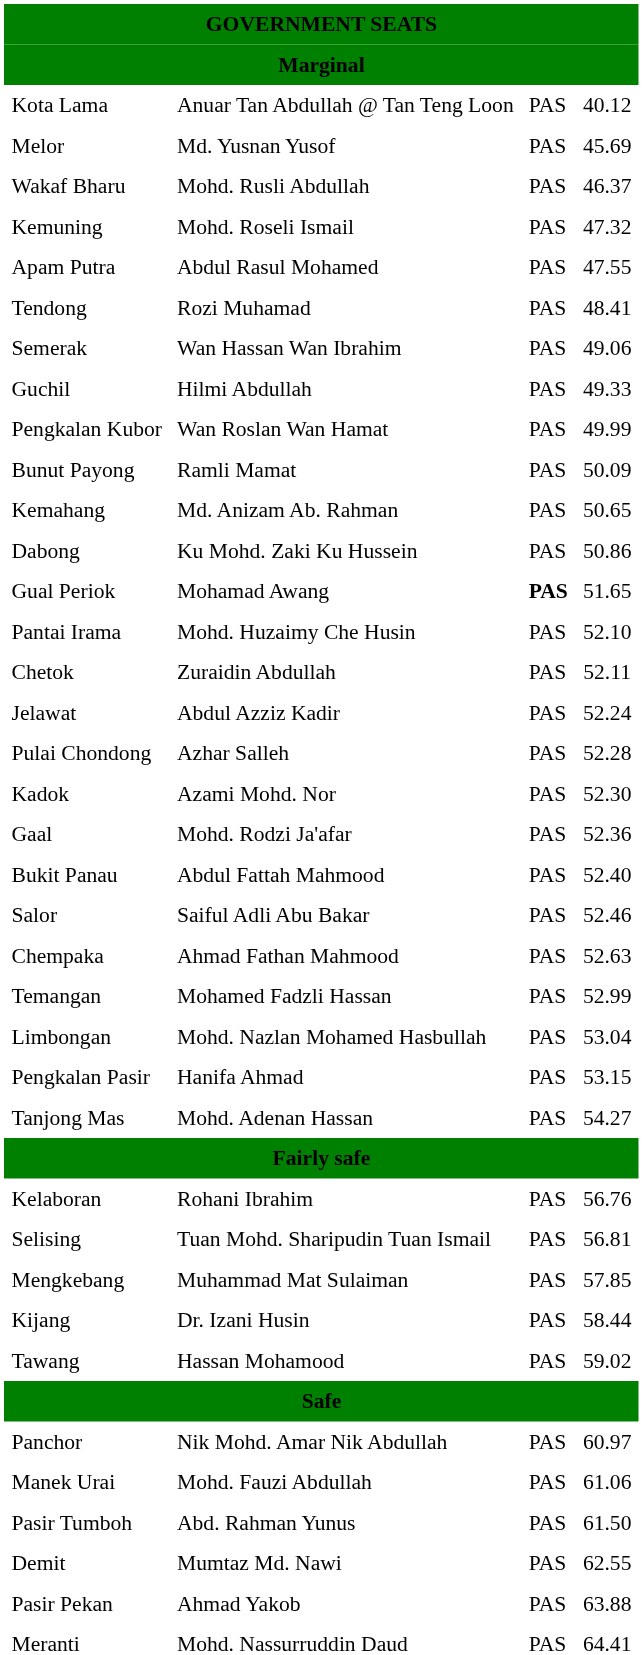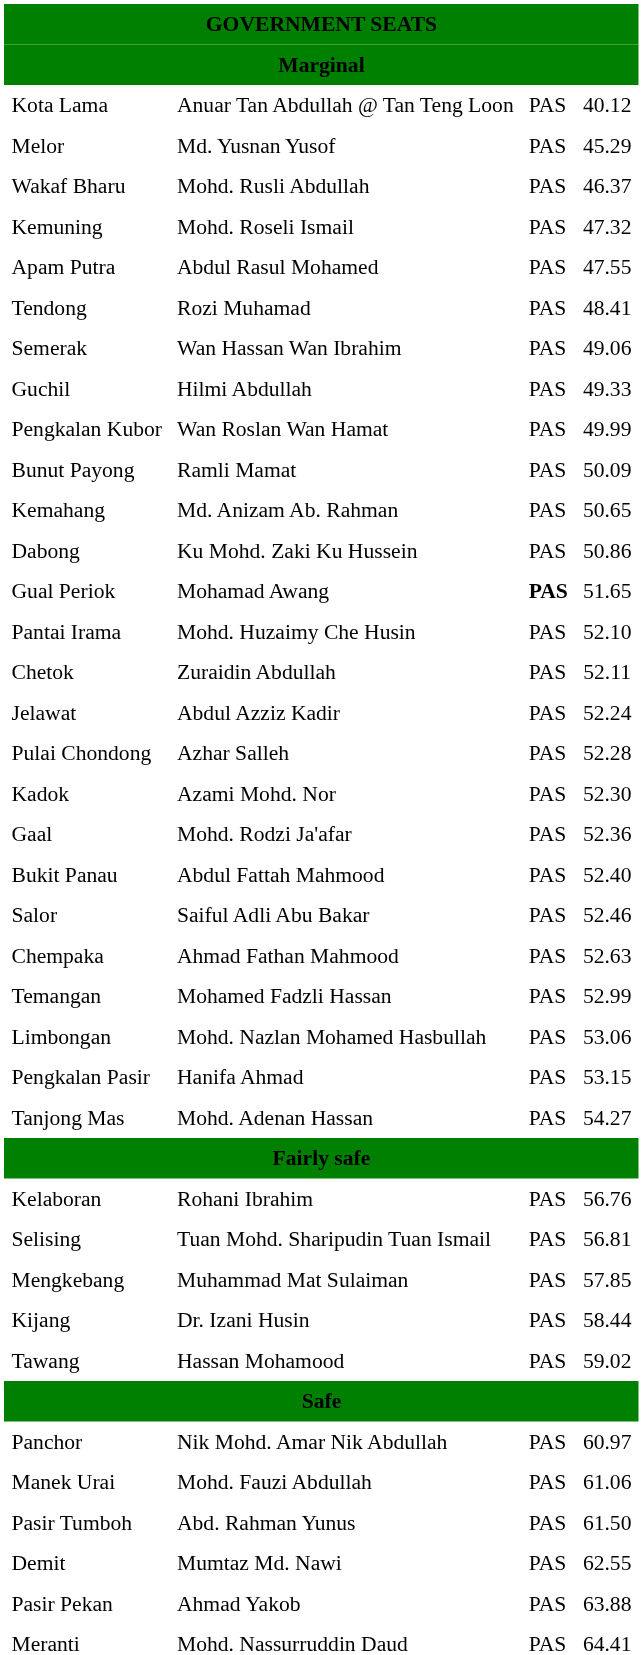(607, 145) 45.69 -> (607, 145) 45.29
(607, 1036) 53.04 -> (607, 1036) 53.06
